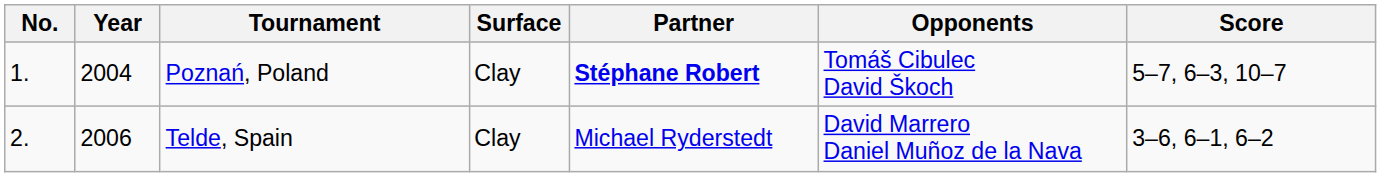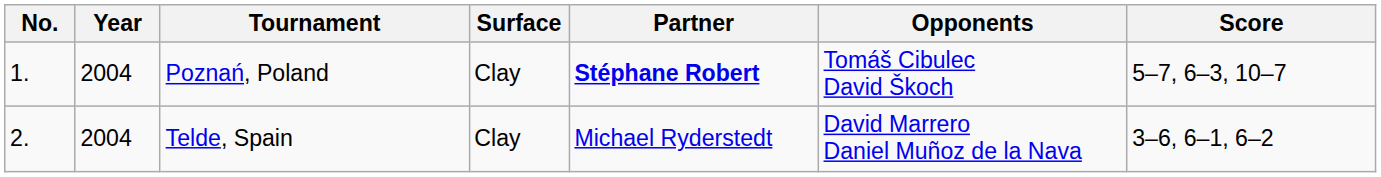(106, 138) 2006 -> (106, 138) 2004
